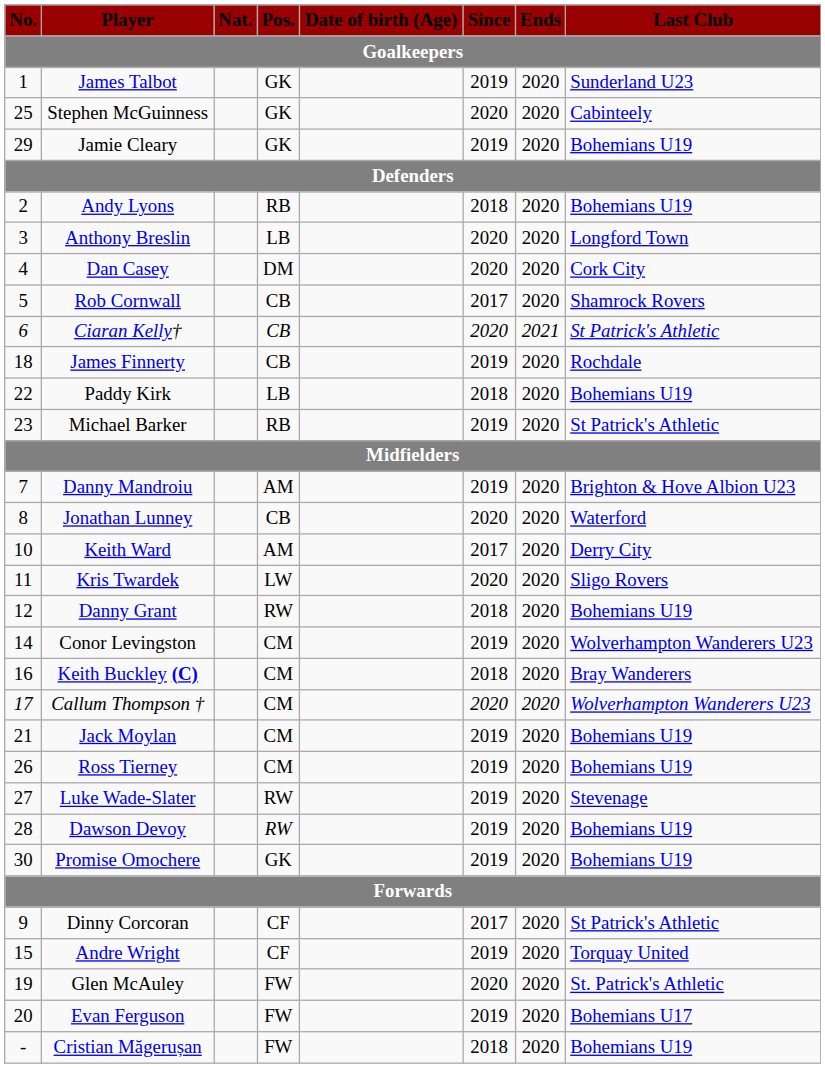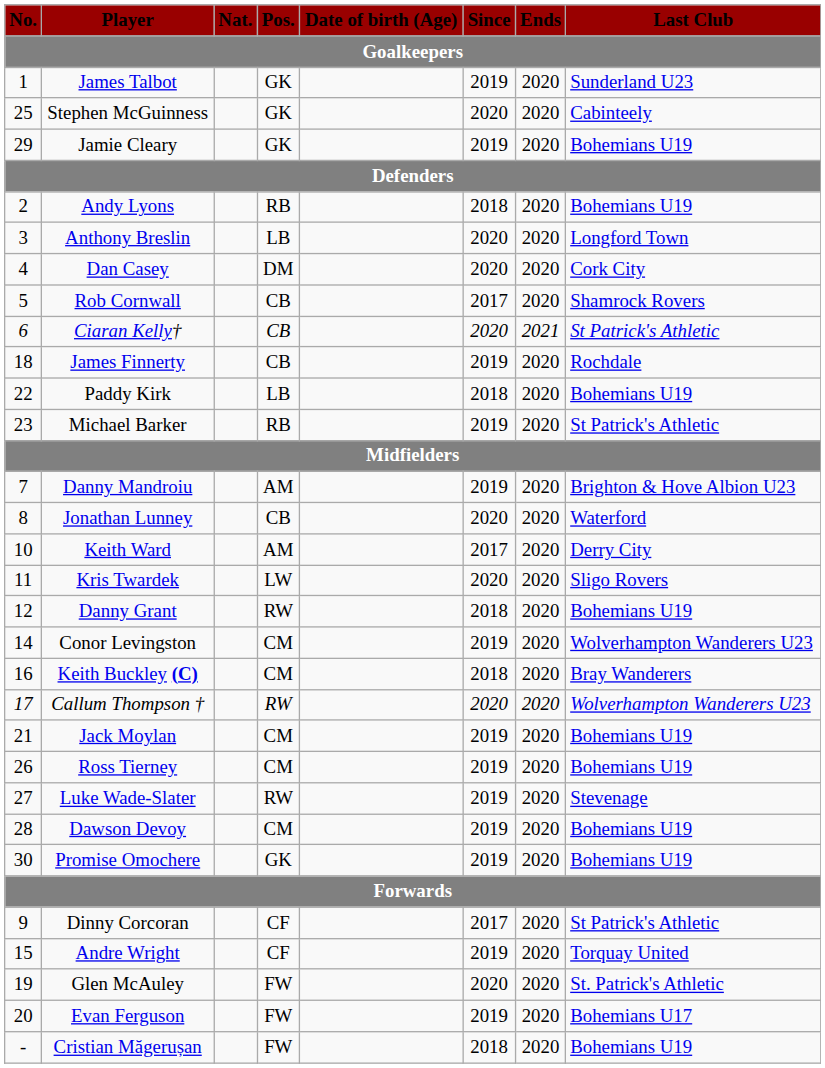(278, 704) CM -> (278, 704) RW
(278, 829) RW -> (278, 829) CM
